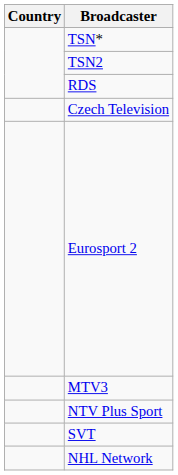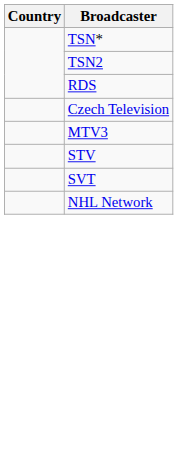- row: (102, 248)
- row: (115, 411)
+ row: (82, 156)
